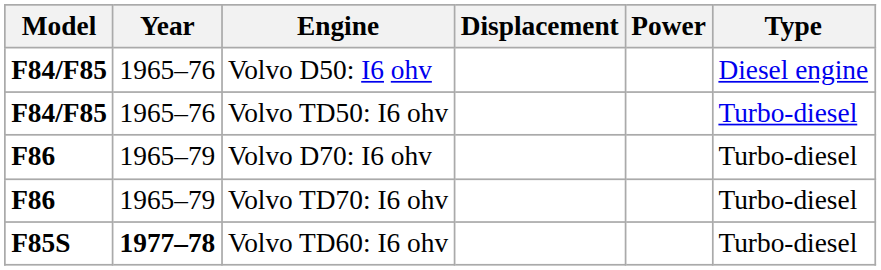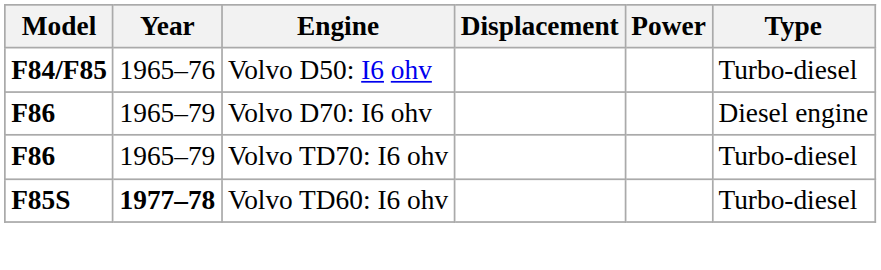(793, 69) Diesel engine -> (788, 69) Turbo-diesel
- row: (338, 112)
(788, 156) Turbo-diesel -> (793, 112) Diesel engine
